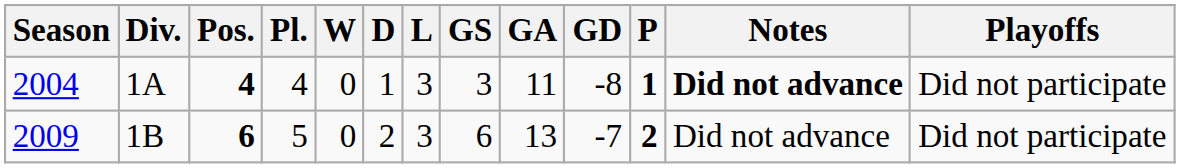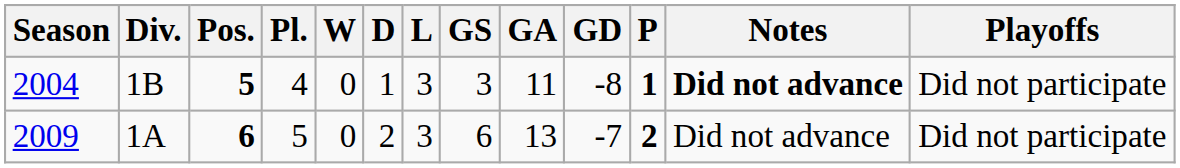(146, 83) 1A -> (145, 83) 1B
(247, 83) 4 -> (247, 83) 5
(145, 135) 1B -> (146, 135) 1A
